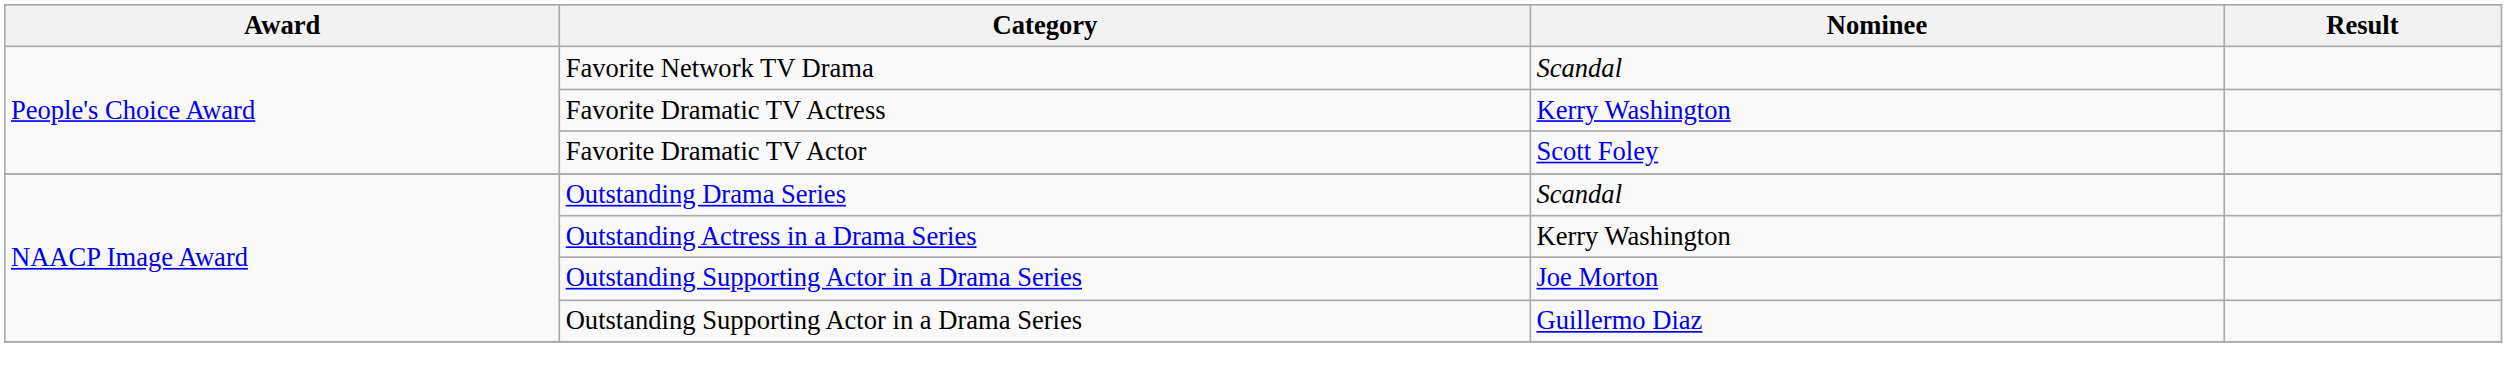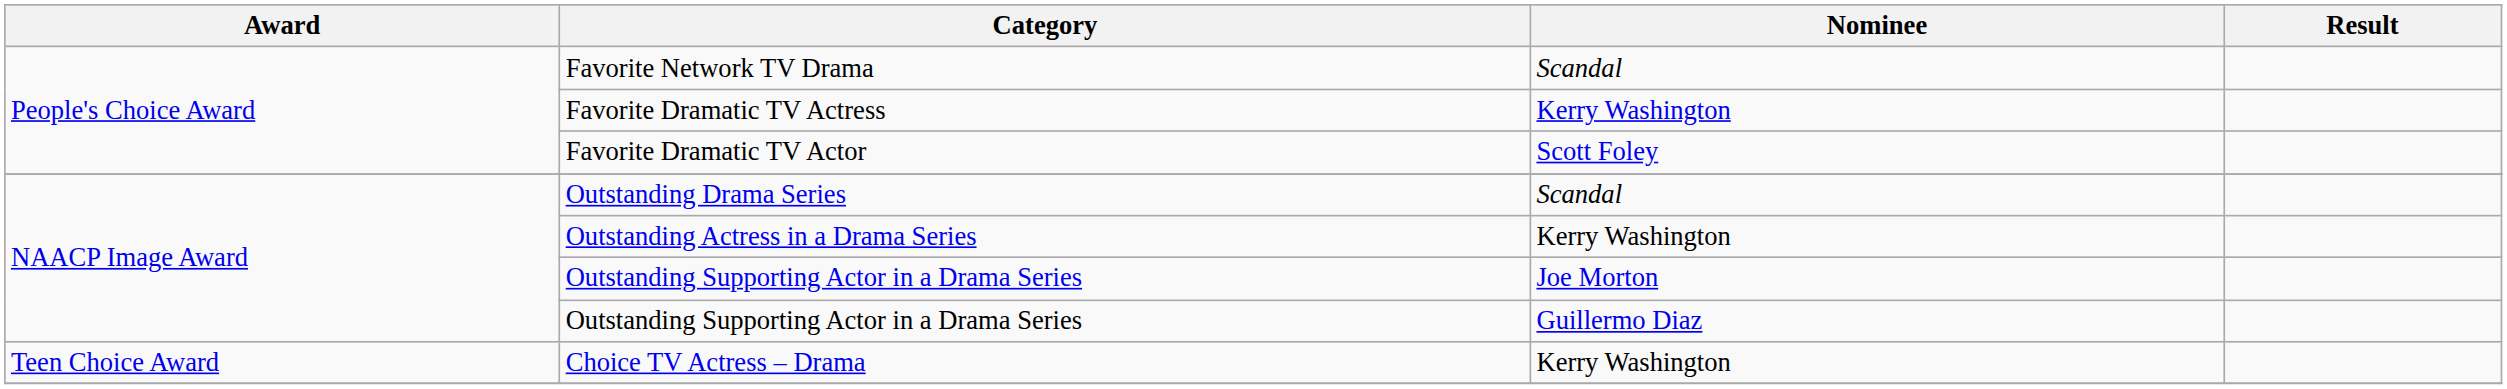+ row: (716, 362)
